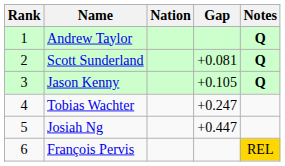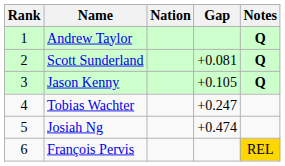(217, 127) +0.447 -> (217, 127) +0.474
